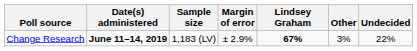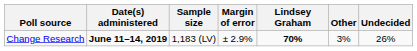(293, 38) 67% -> (293, 38) 70%
(386, 38) 22% -> (386, 38) 26%
